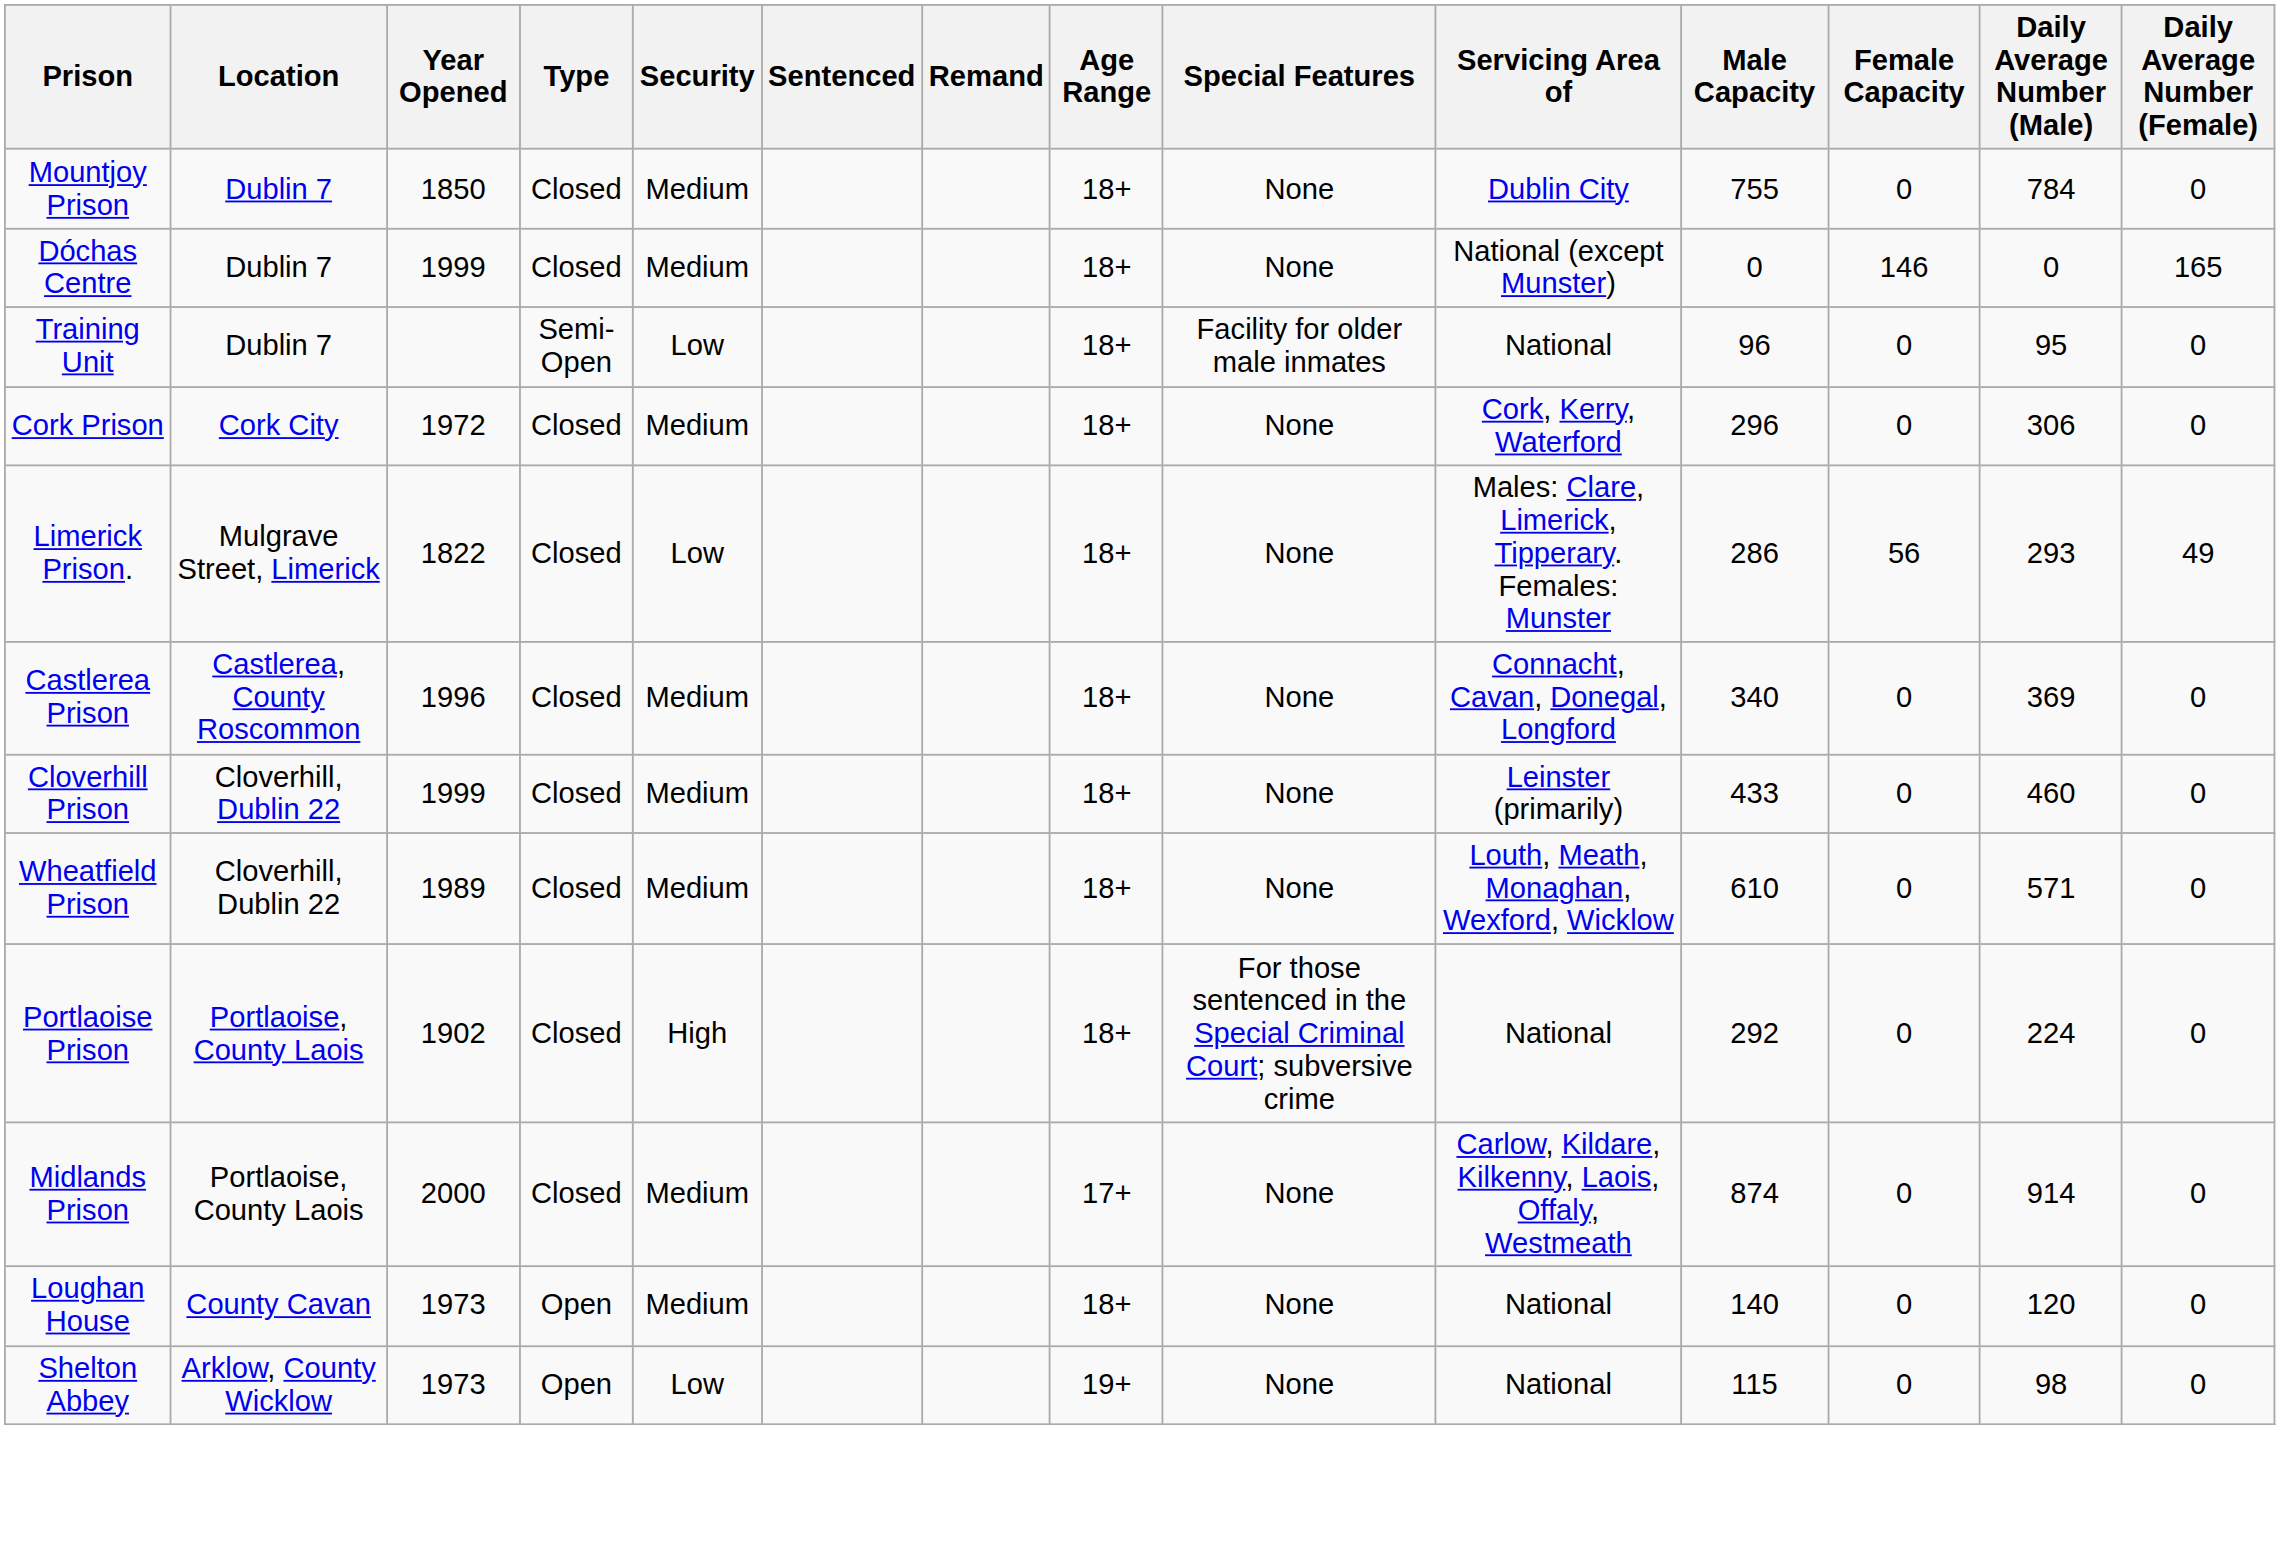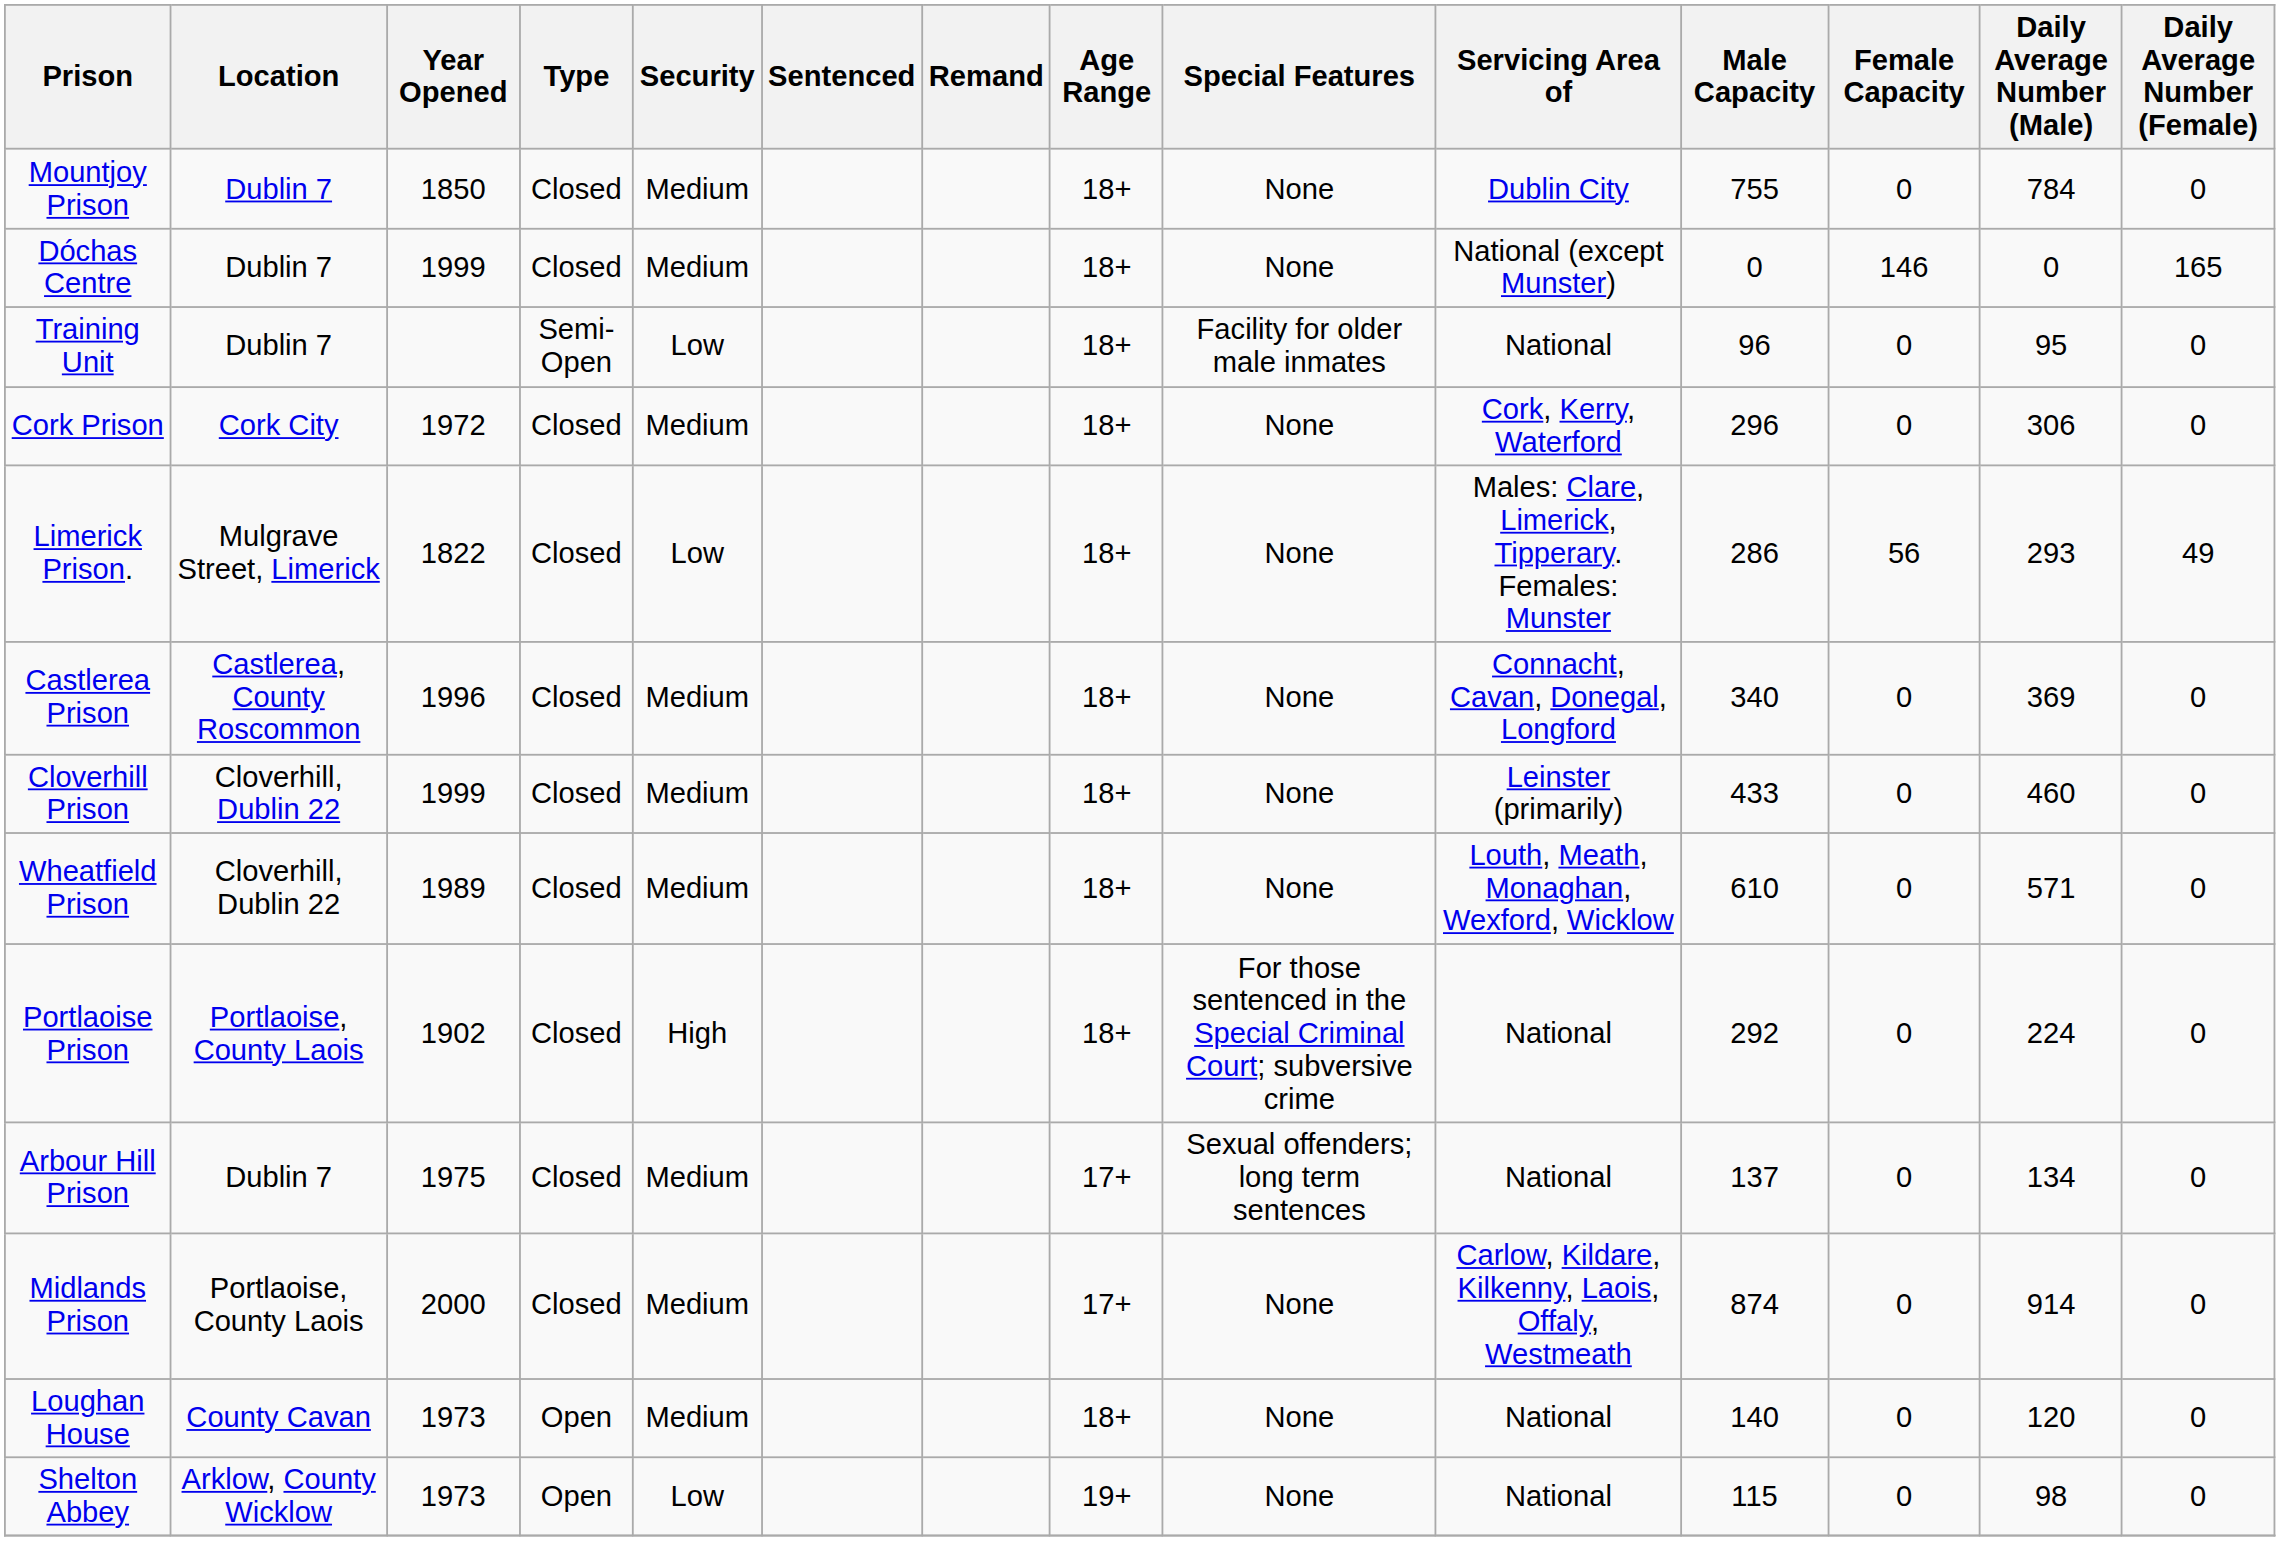+ row: (88, 1177)
